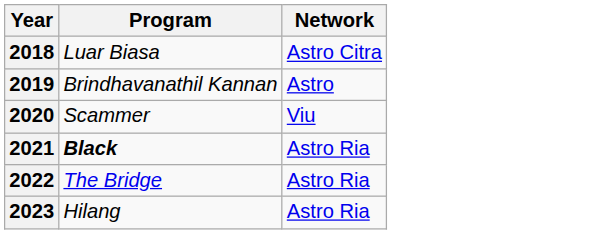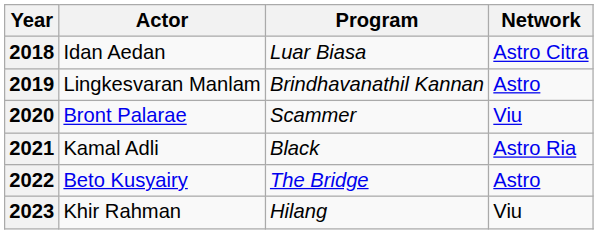+ column: (162, 20)
(90, 148) bold -> (295, 148) normal
(328, 180) Astro Ria -> (517, 180) Astro
(328, 212) Astro Ria -> (508, 212) Viu
